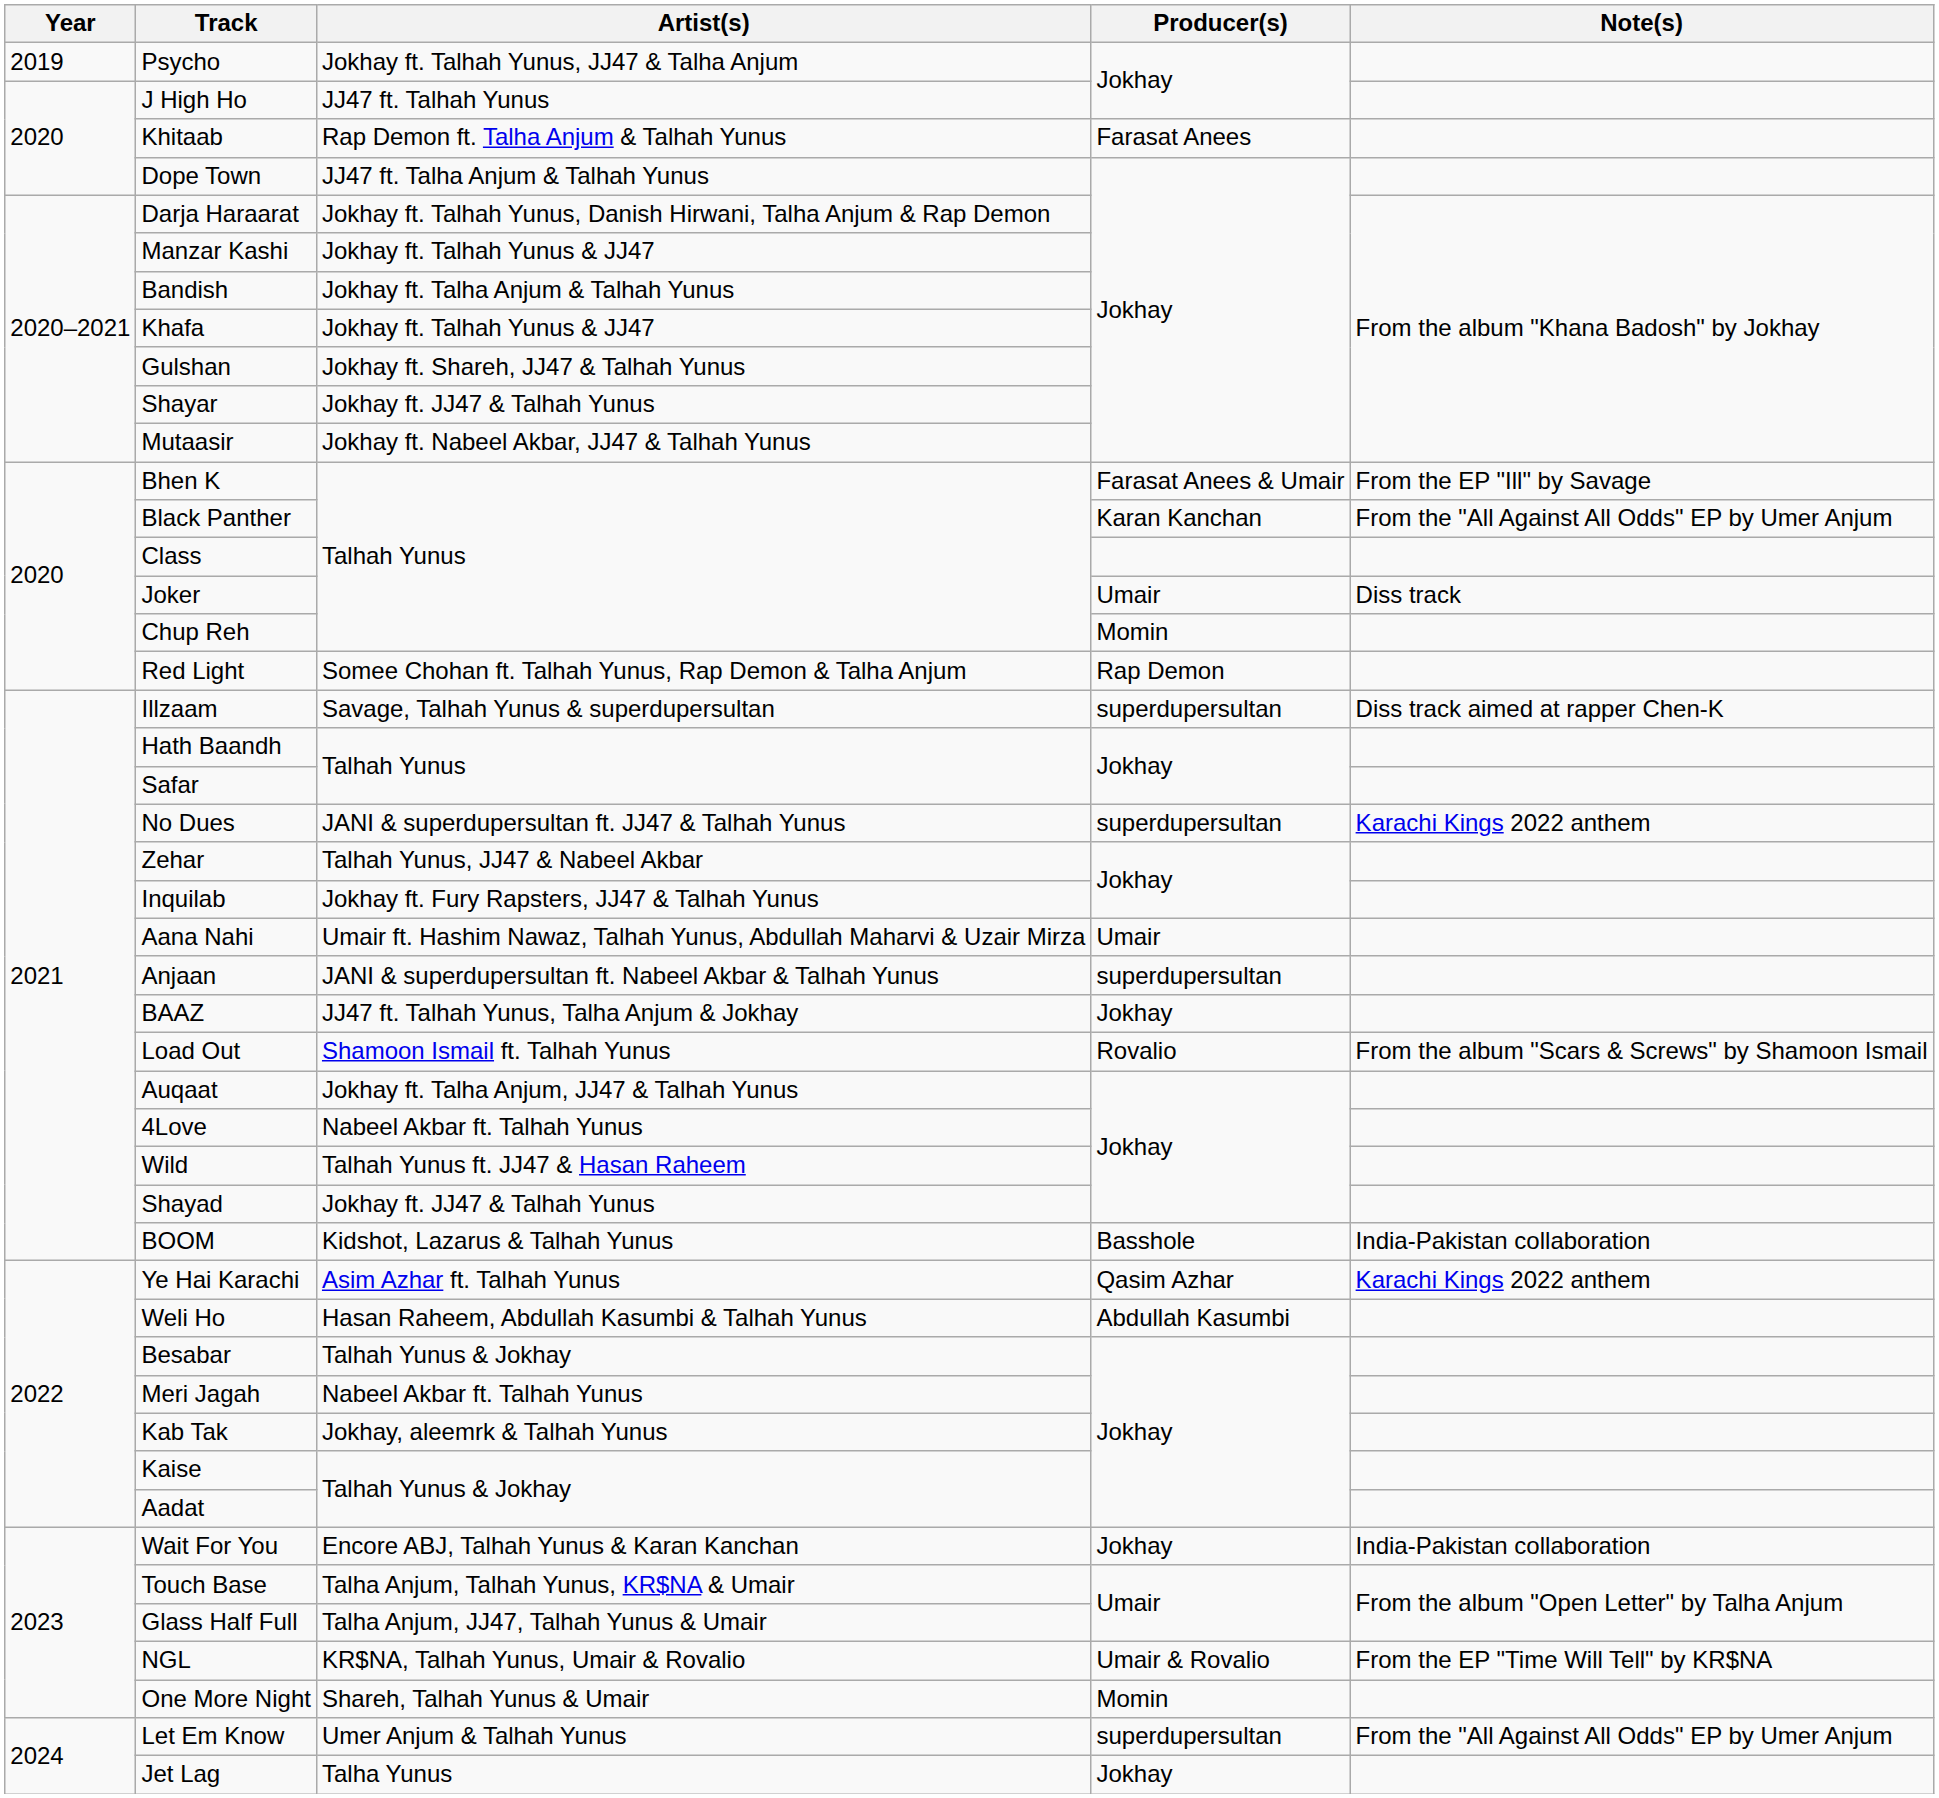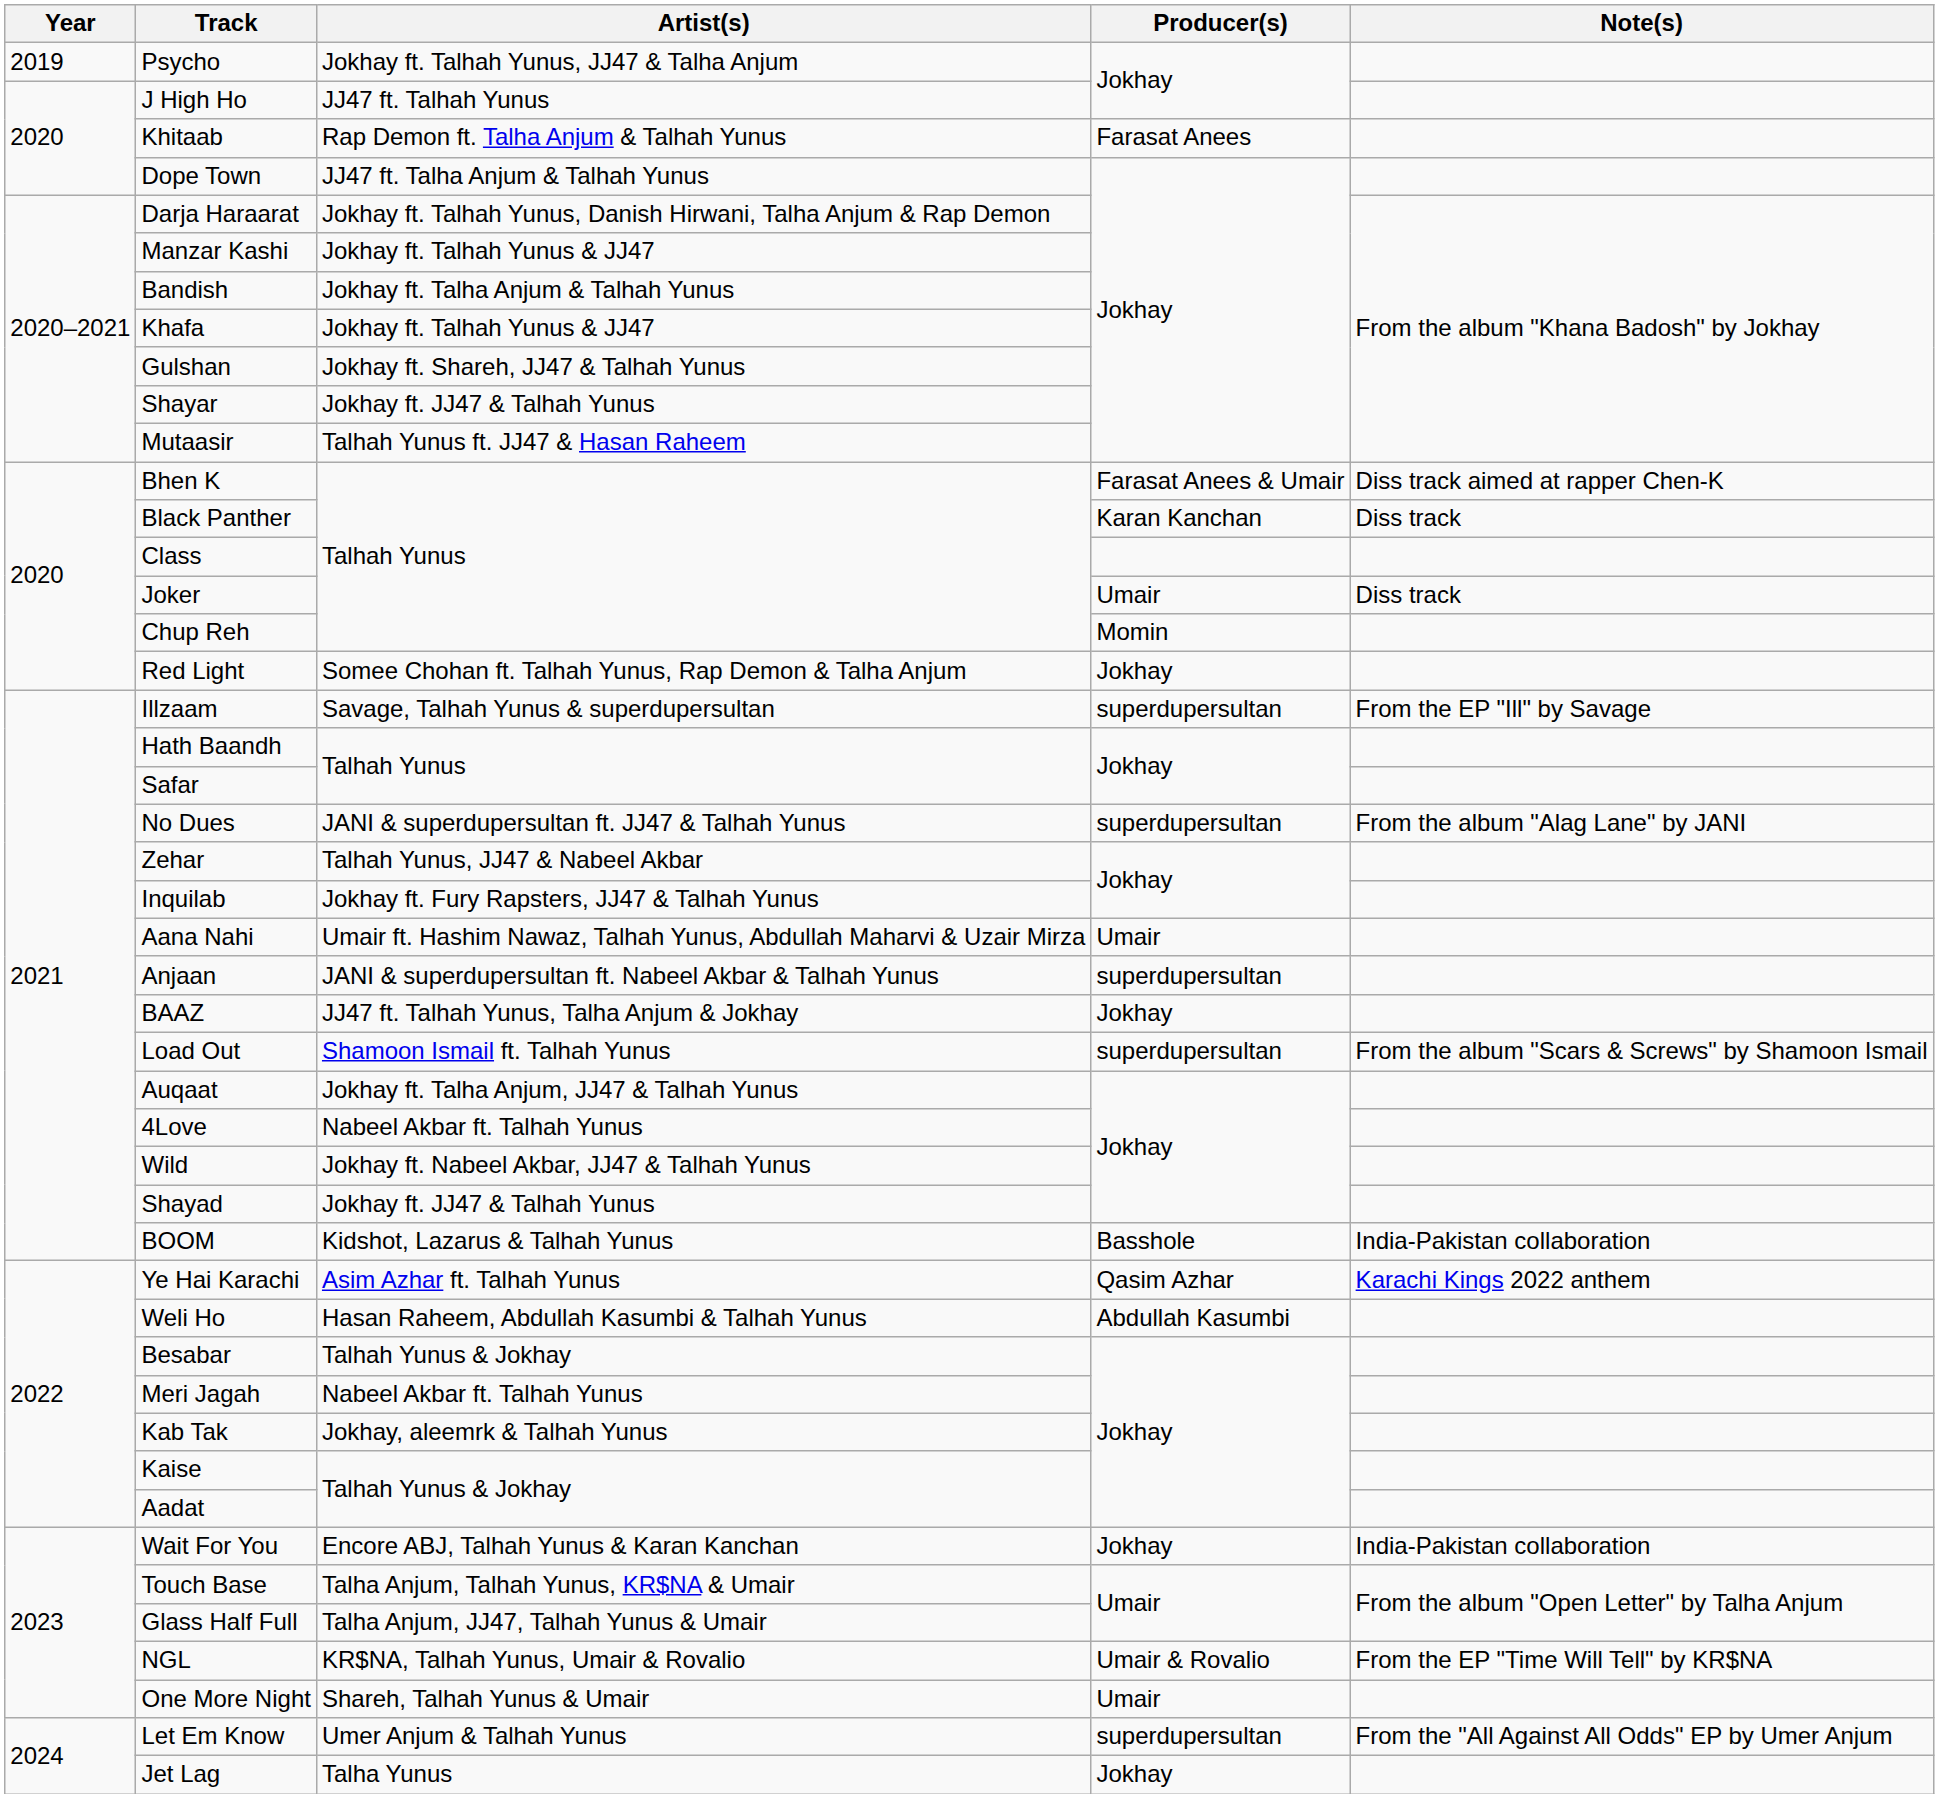(566, 442) Jokhay ft. Nabeel Akbar, JJ47 & Talhah Yunus -> (534, 442) Talhah Yunus ft. JJ47 & Hasan Raheem
(1503, 480) From the EP "Ill" by Savage -> (1540, 480) Diss track aimed at rapper Chen-K
(1624, 518) From the "All Against All Odds" EP by Umer Anjum -> (1408, 518) Diss track
(1160, 670) Rap Demon -> (1134, 670) Jokhay
(1540, 708) Diss track aimed at rapper Chen-K -> (1503, 708) From the EP "Ill" by Savage
(1503, 822) Karachi Kings 2022 anthem -> (1551, 822) From the album "Alag Lane" by JANI
(1136, 1051) Rovalio -> (1189, 1051) superdupersultan
(534, 1165) Talhah Yunus ft. JJ47 & Hasan Raheem -> (566, 1165) Jokhay ft. Nabeel Akbar, JJ47 & Talhah Yunus
(1132, 1698) Momin -> (1128, 1698) Umair
